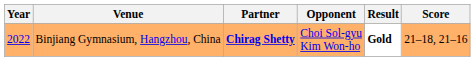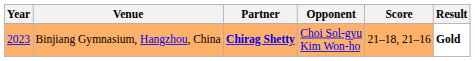columns swapped: (436, 14) <-> (383, 14)
(19, 40) 2022 -> (19, 40) 2023
